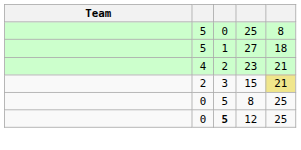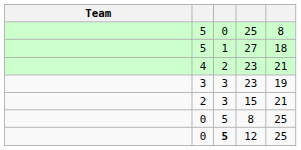+ row: (203, 84)
(281, 84) khaki background -> (281, 101) no background
